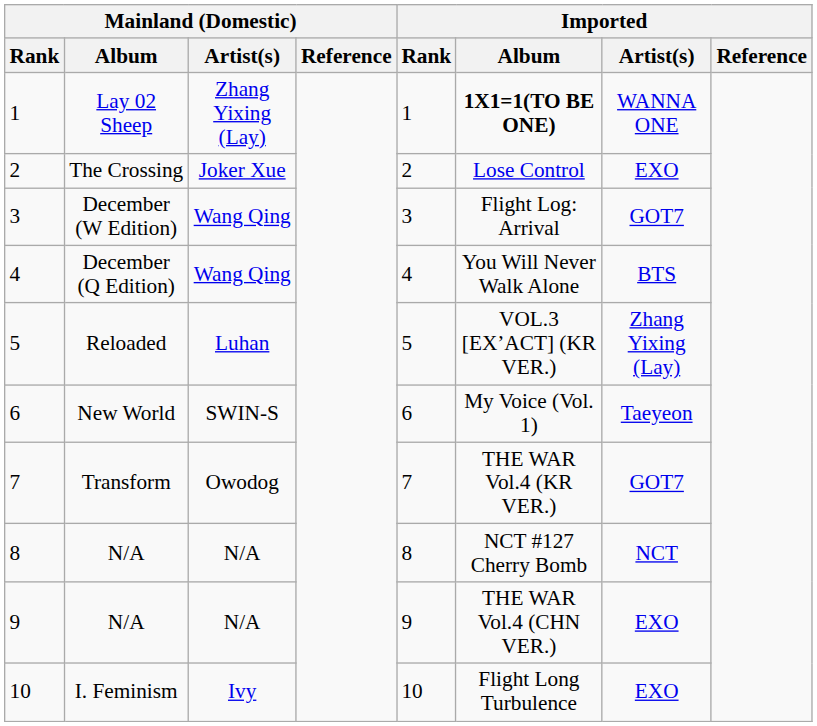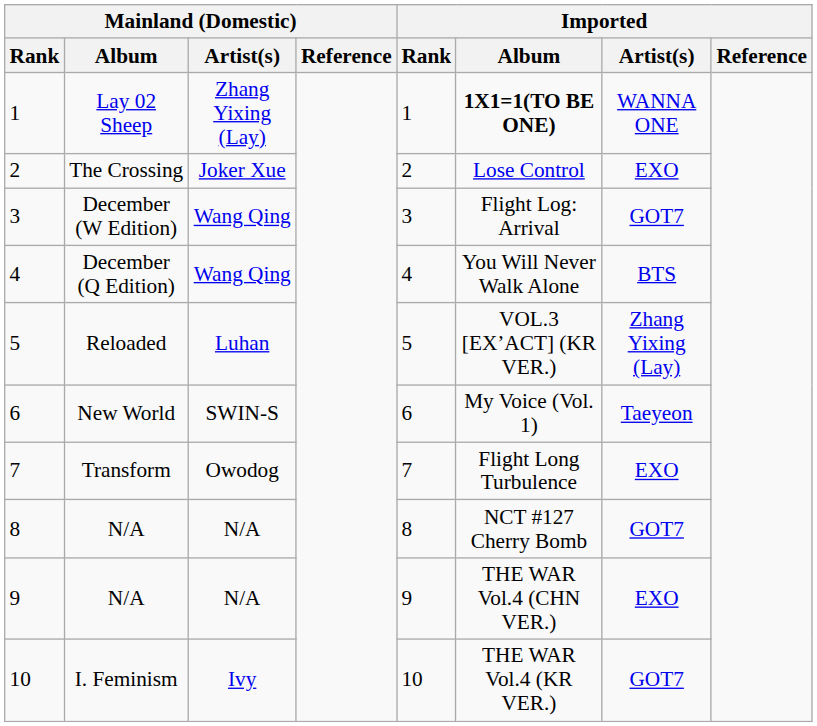(529, 482) THE WAR Vol.4 (KR VER.) -> (529, 470) Flight Long Turbulence
(657, 482) GOT7 -> (657, 470) EXO
(657, 552) NCT -> (657, 528) GOT7
(529, 691) Flight Long Turbulence -> (529, 679) THE WAR Vol.4 (KR VER.)
(657, 691) EXO -> (657, 679) GOT7
